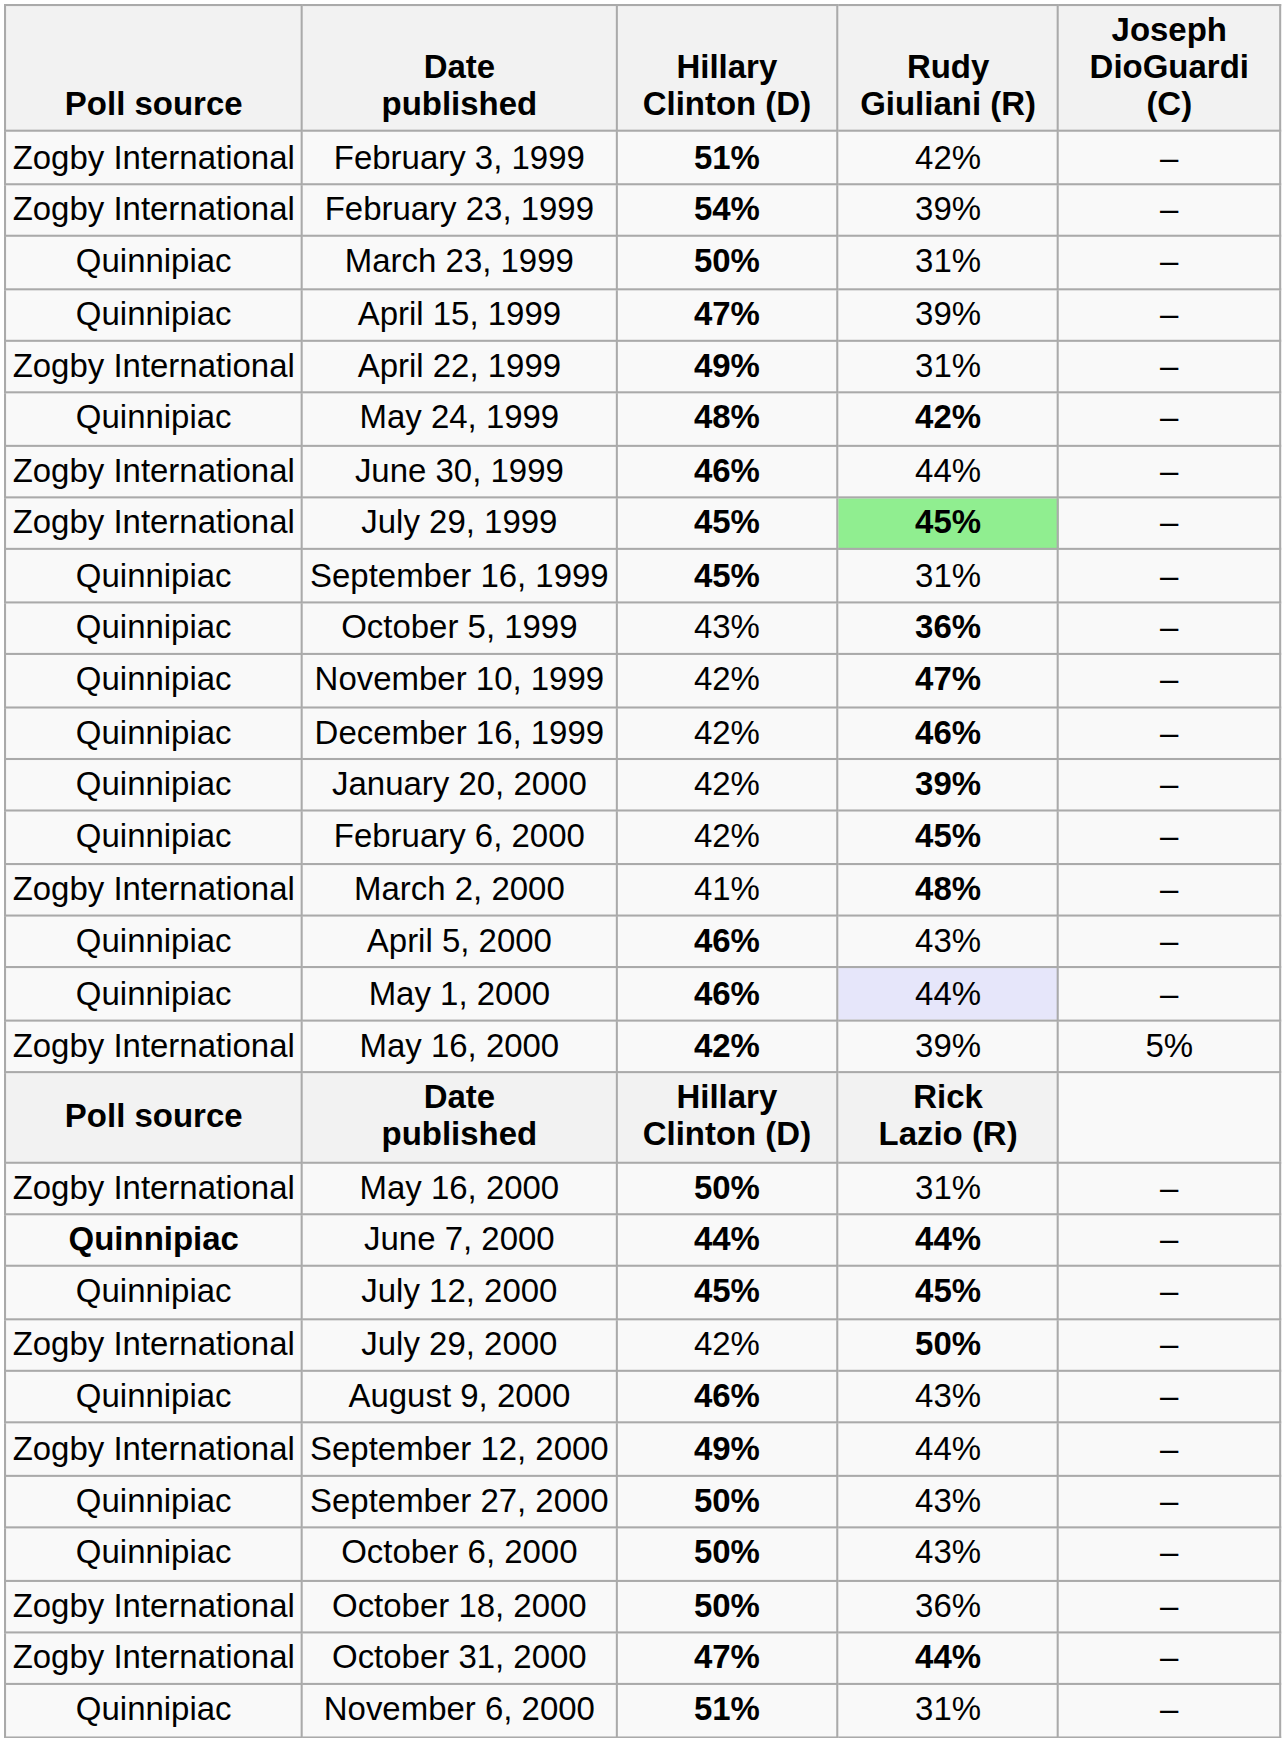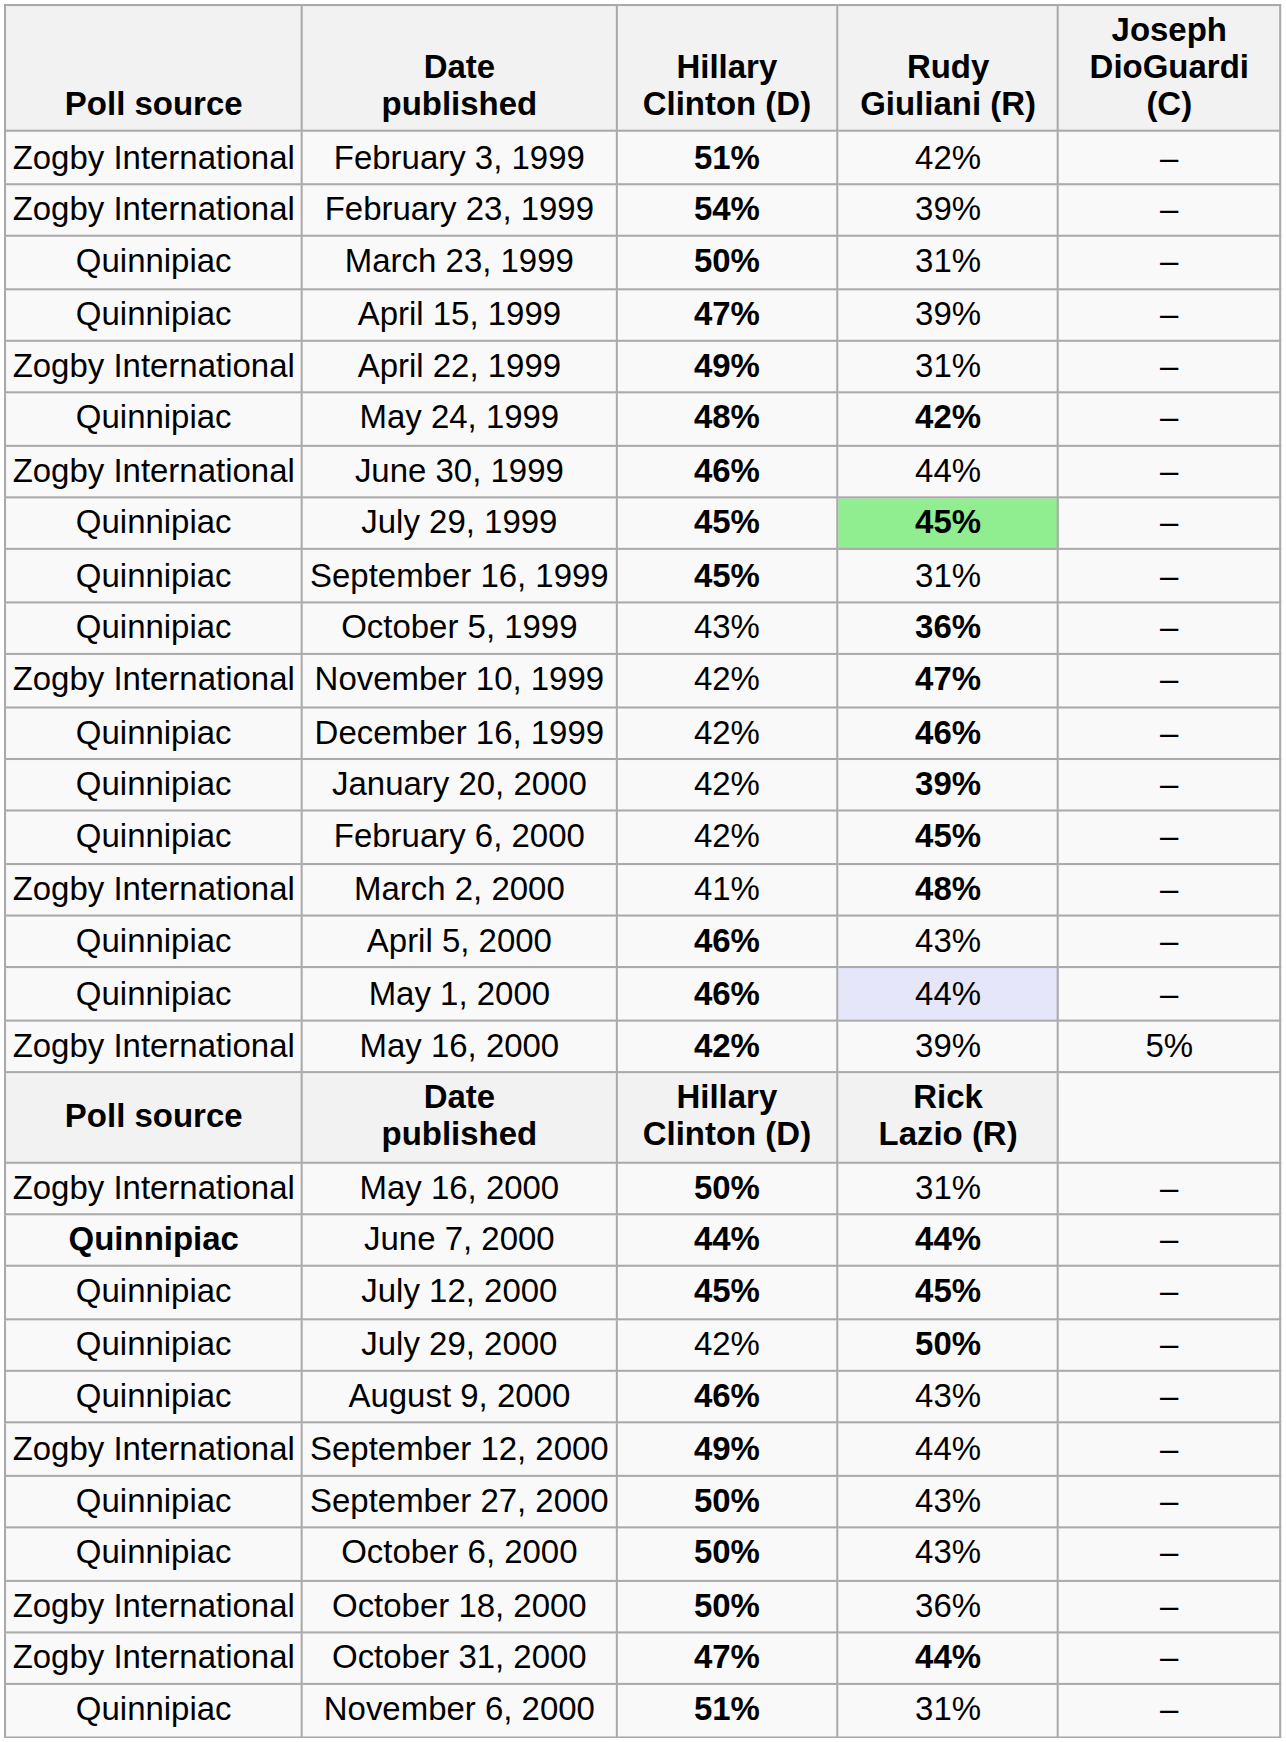(154, 522) Zogby International -> (154, 522) Quinnipiac
(154, 679) Quinnipiac -> (154, 679) Zogby International
(154, 1344) Zogby International -> (154, 1344) Quinnipiac
